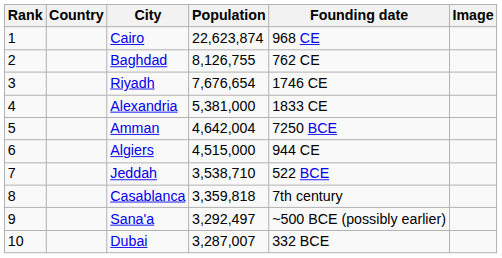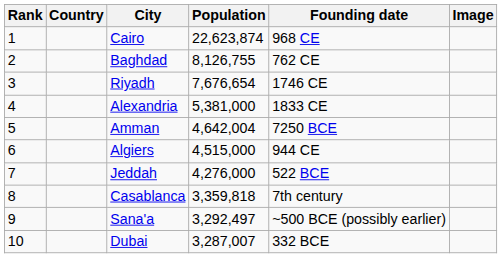(224, 173) 3,538,710 -> (224, 173) 4,276,000
